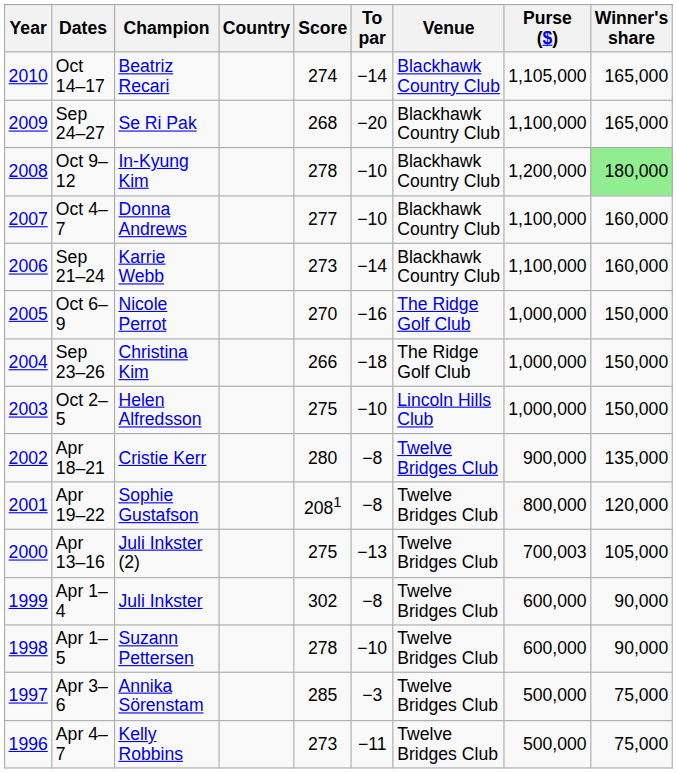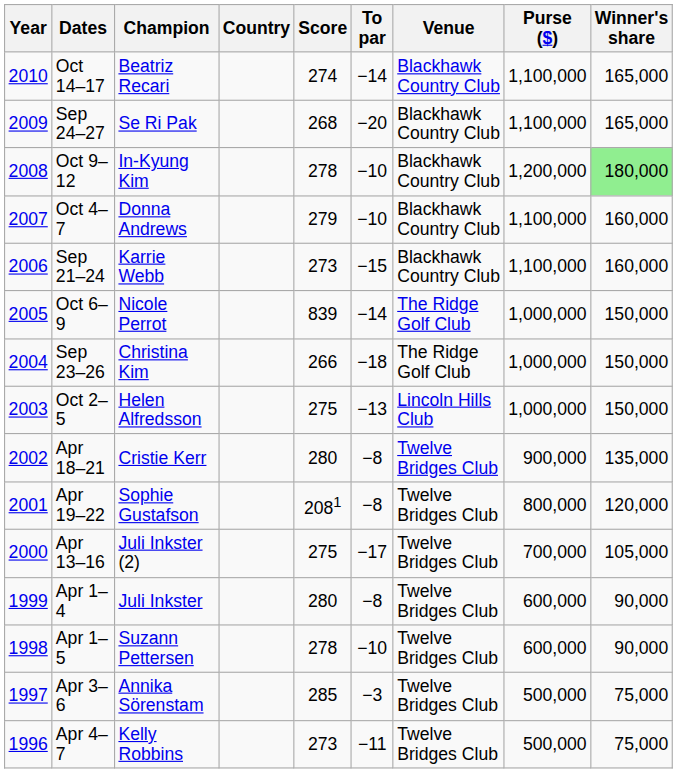(547, 76) 1,105,000 -> (547, 76) 1,100,000
(323, 219) 277 -> (323, 219) 279
(372, 266) −14 -> (372, 266) −15
(323, 314) 270 -> (323, 314) 839
(372, 314) −16 -> (372, 314) −14
(372, 410) −10 -> (372, 410) −13
(372, 553) −13 -> (372, 553) −17
(555, 553) 700,003 -> (555, 553) 700,000
(323, 600) 302 -> (323, 600) 280
